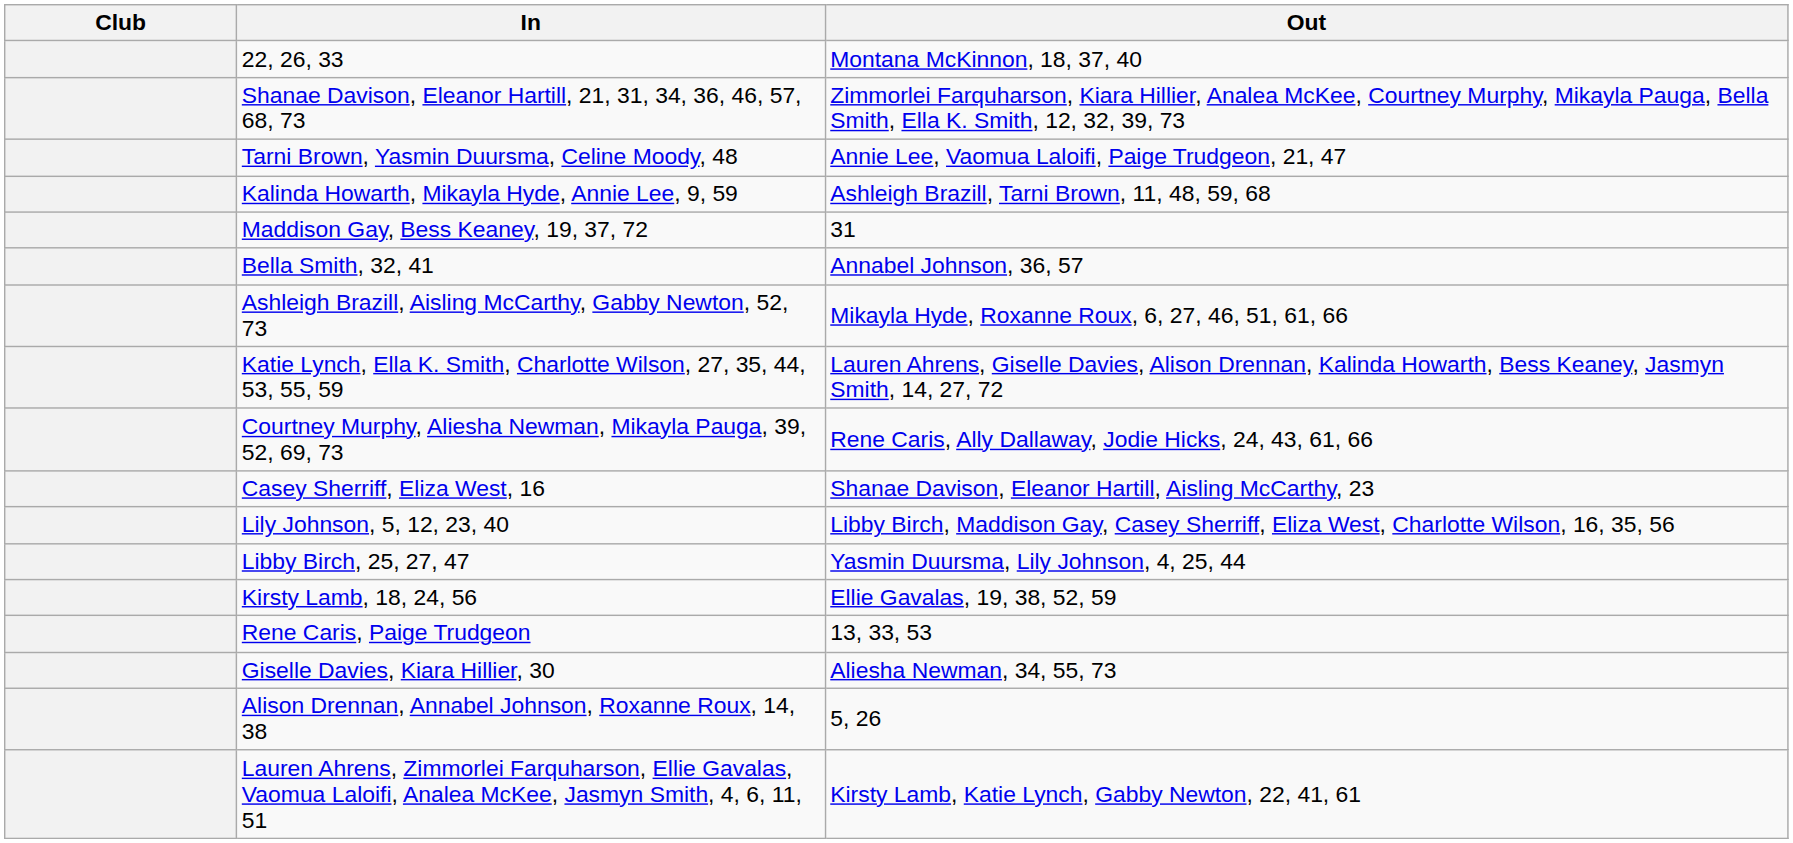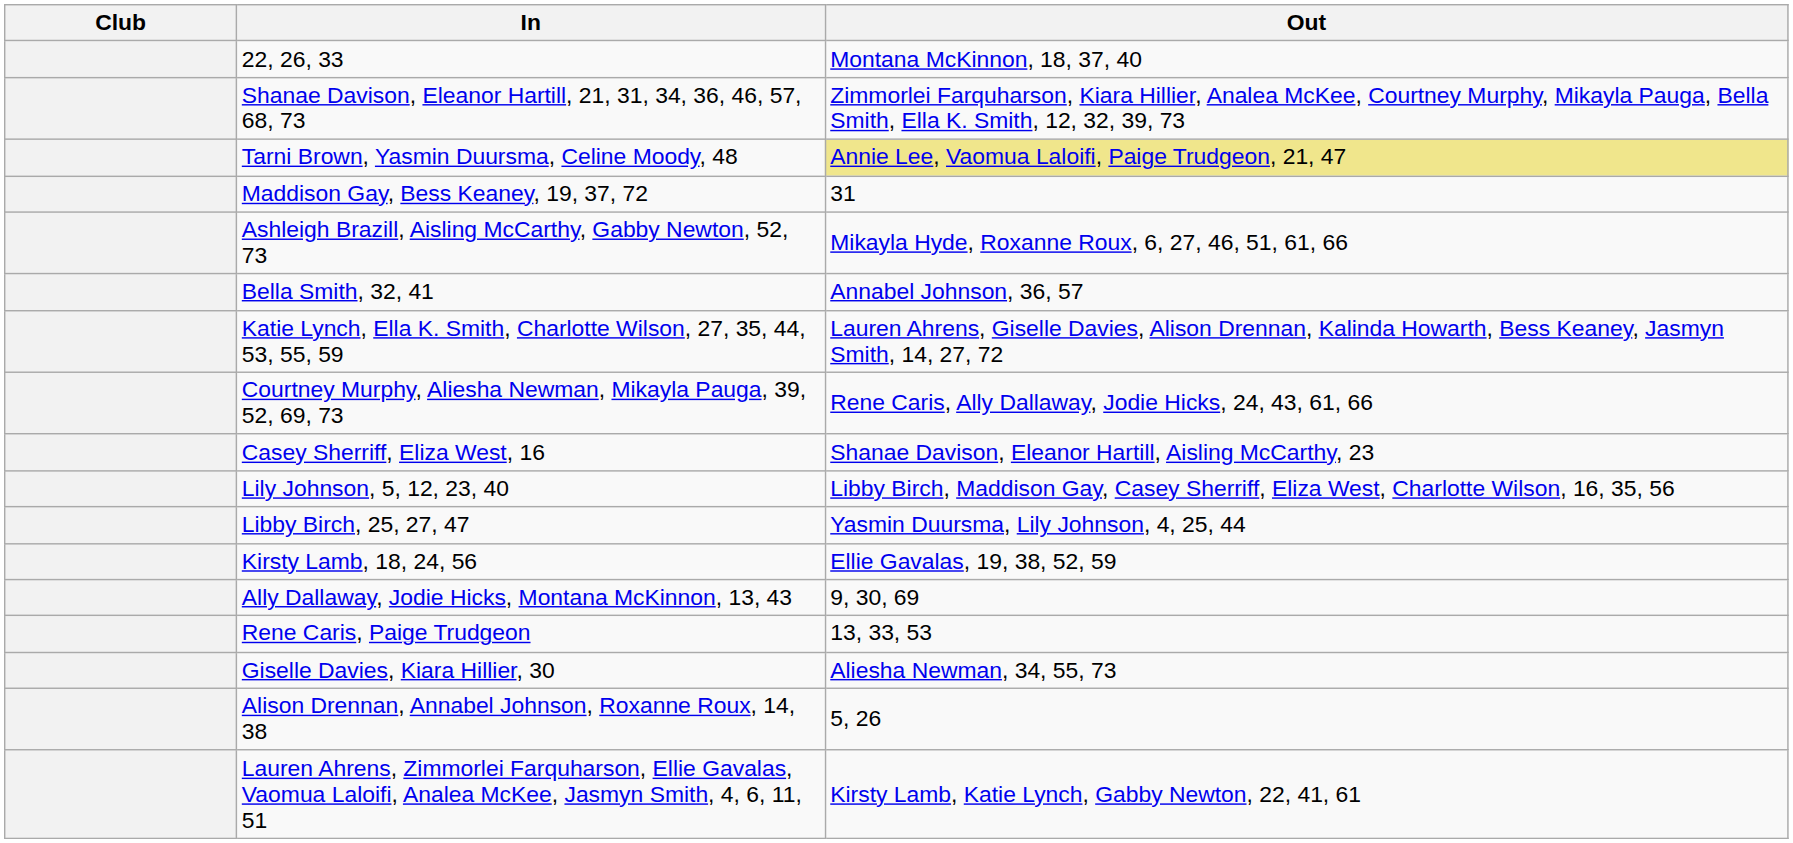(1088, 157) no background -> (1088, 157) khaki background
- row: (490, 193)
rows swapped: (515, 315) <-> (338, 266)
+ row: (517, 597)
